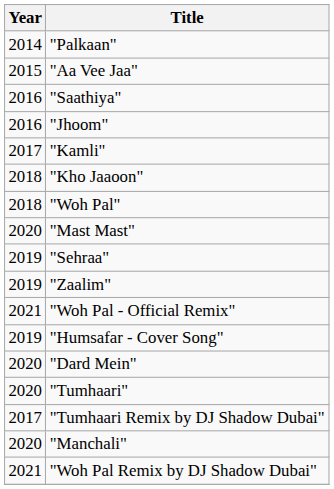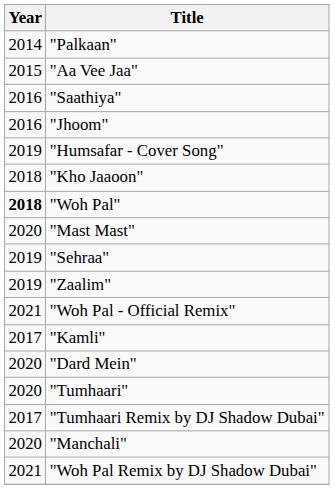rows swapped: (78, 151) <-> (137, 337)
(25, 204) normal -> (25, 204) bold
